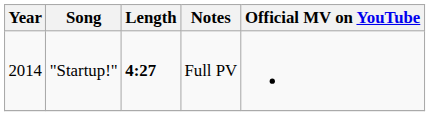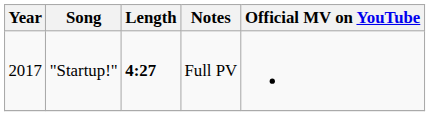(25, 70) 2014 -> (25, 70) 2017
